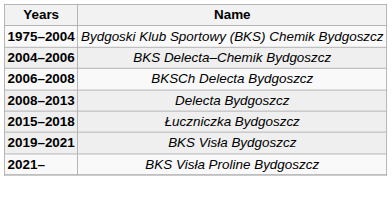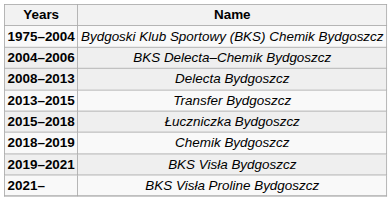- row: (232, 79)
+ row: (232, 100)
+ row: (232, 143)
